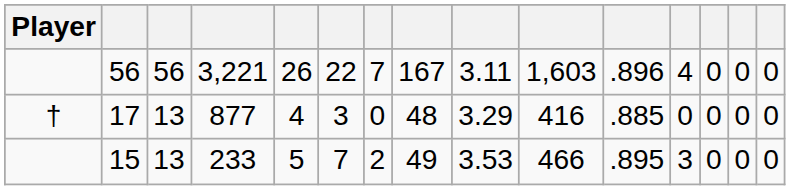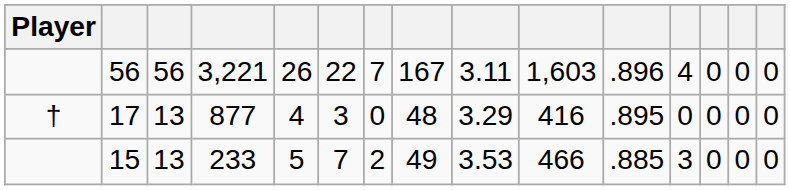(637, 116) .885 -> (637, 116) .895
(637, 160) .895 -> (637, 160) .885
